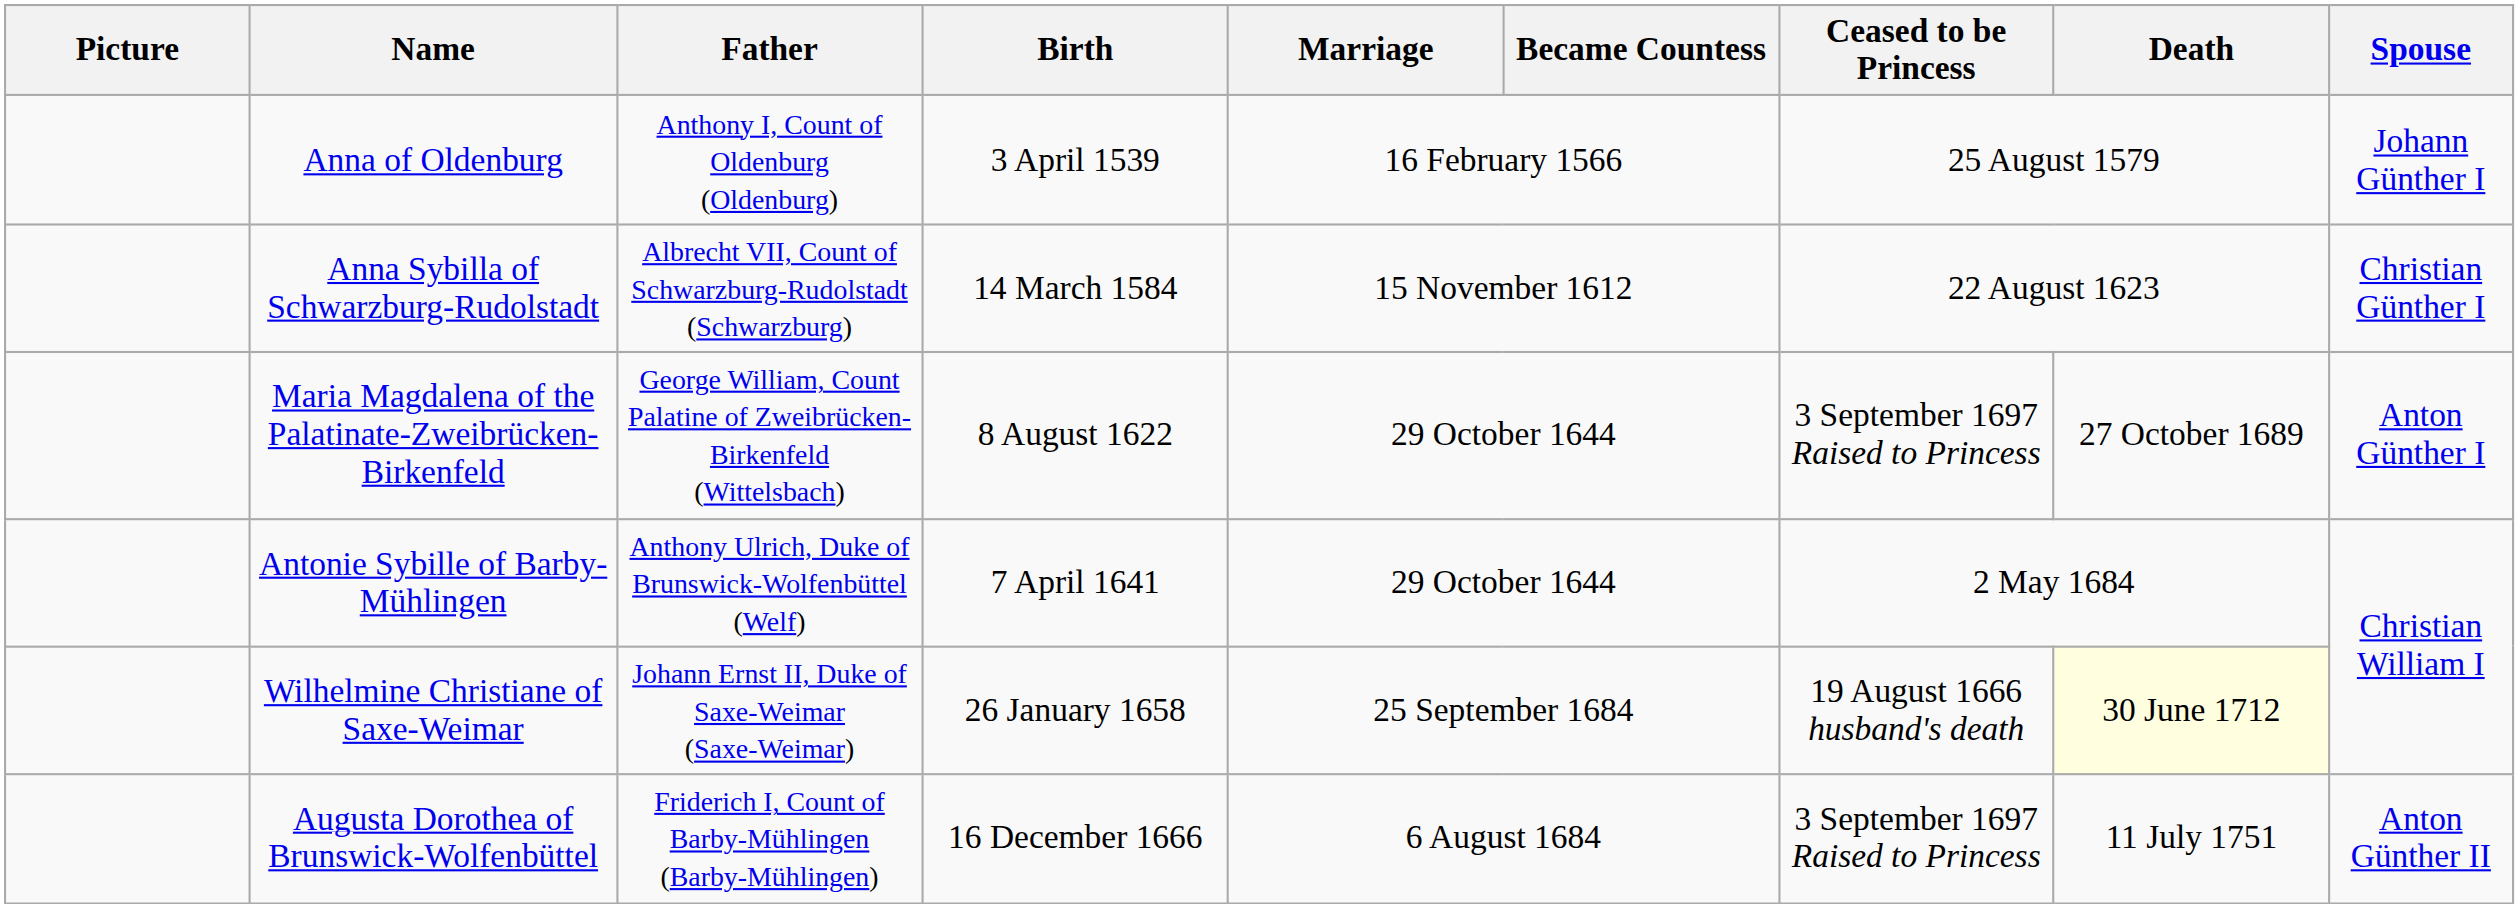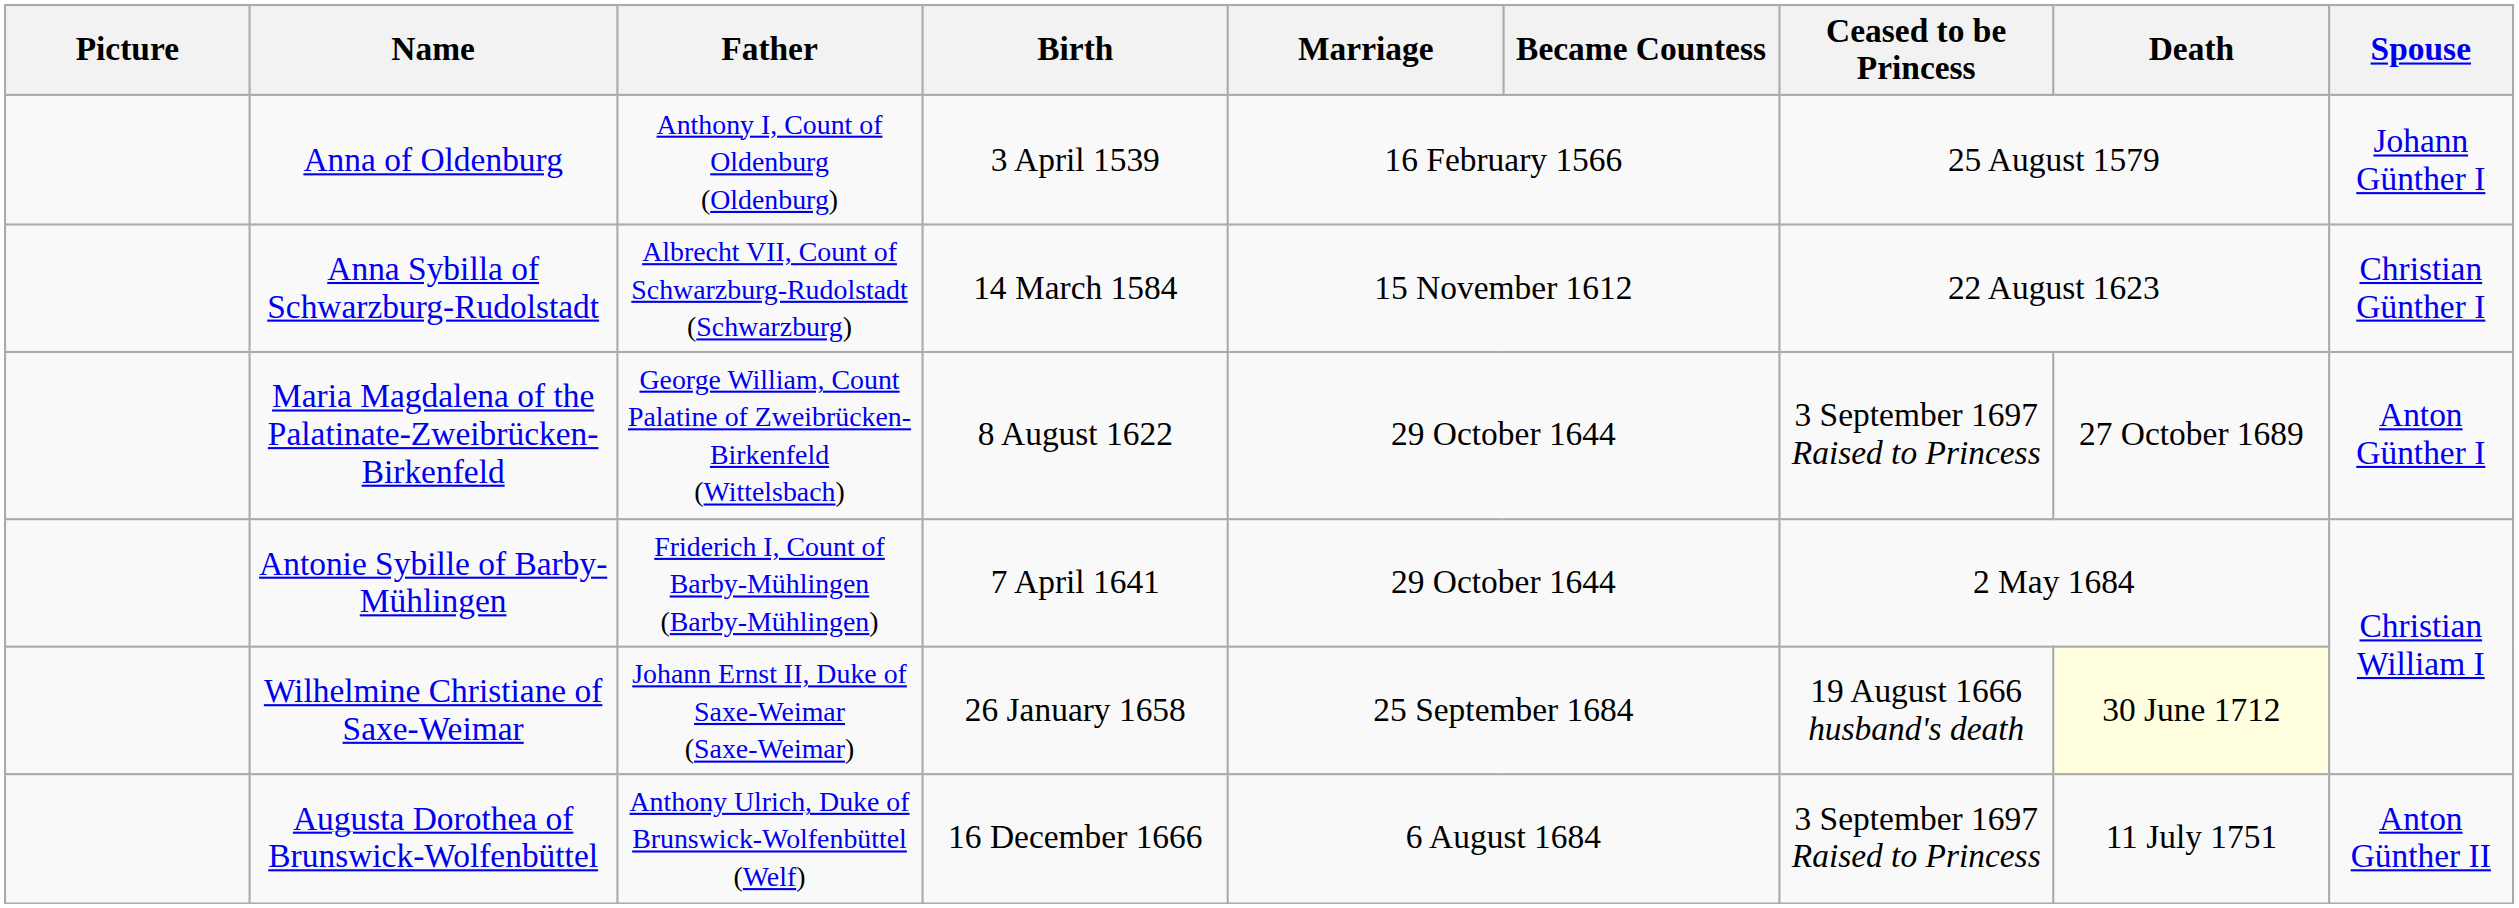(770, 583) Anthony Ulrich, Duke of Brunswick-Wolfenbüttel (Welf) -> (770, 583) Friderich I, Count of Barby-Mühlingen (Barby-Mühlingen)
(770, 840) Friderich I, Count of Barby-Mühlingen (Barby-Mühlingen) -> (770, 840) Anthony Ulrich, Duke of Brunswick-Wolfenbüttel (Welf)
